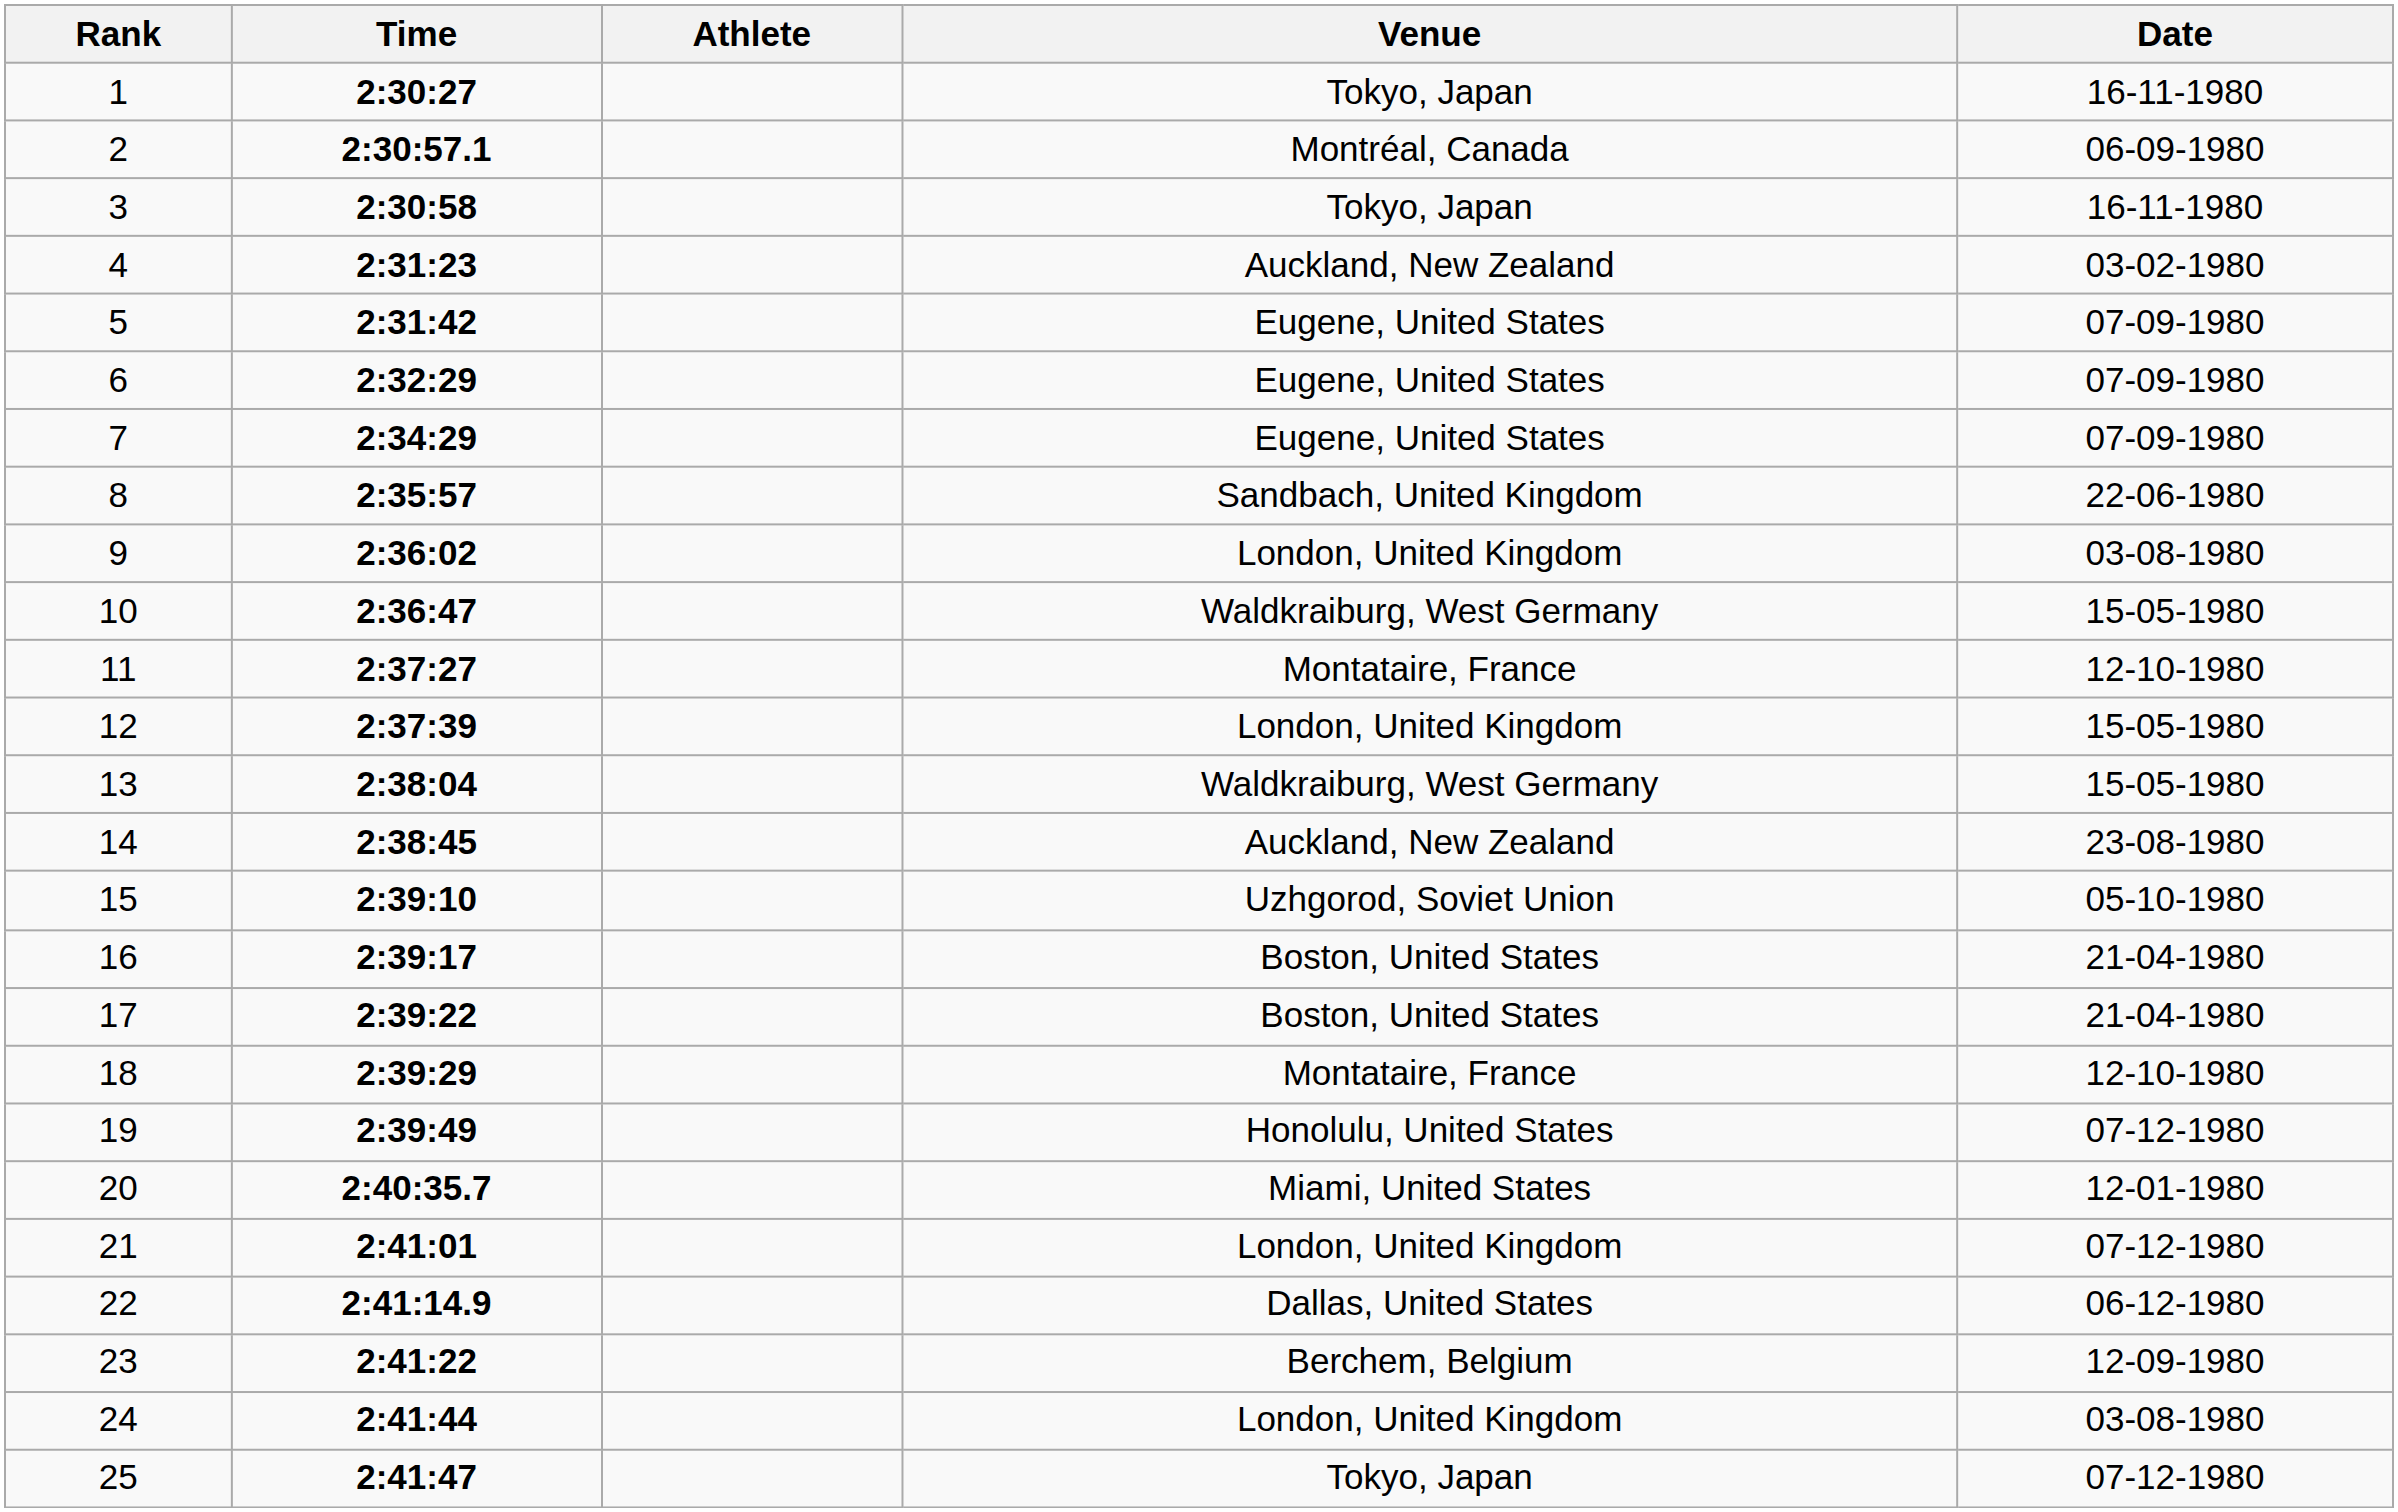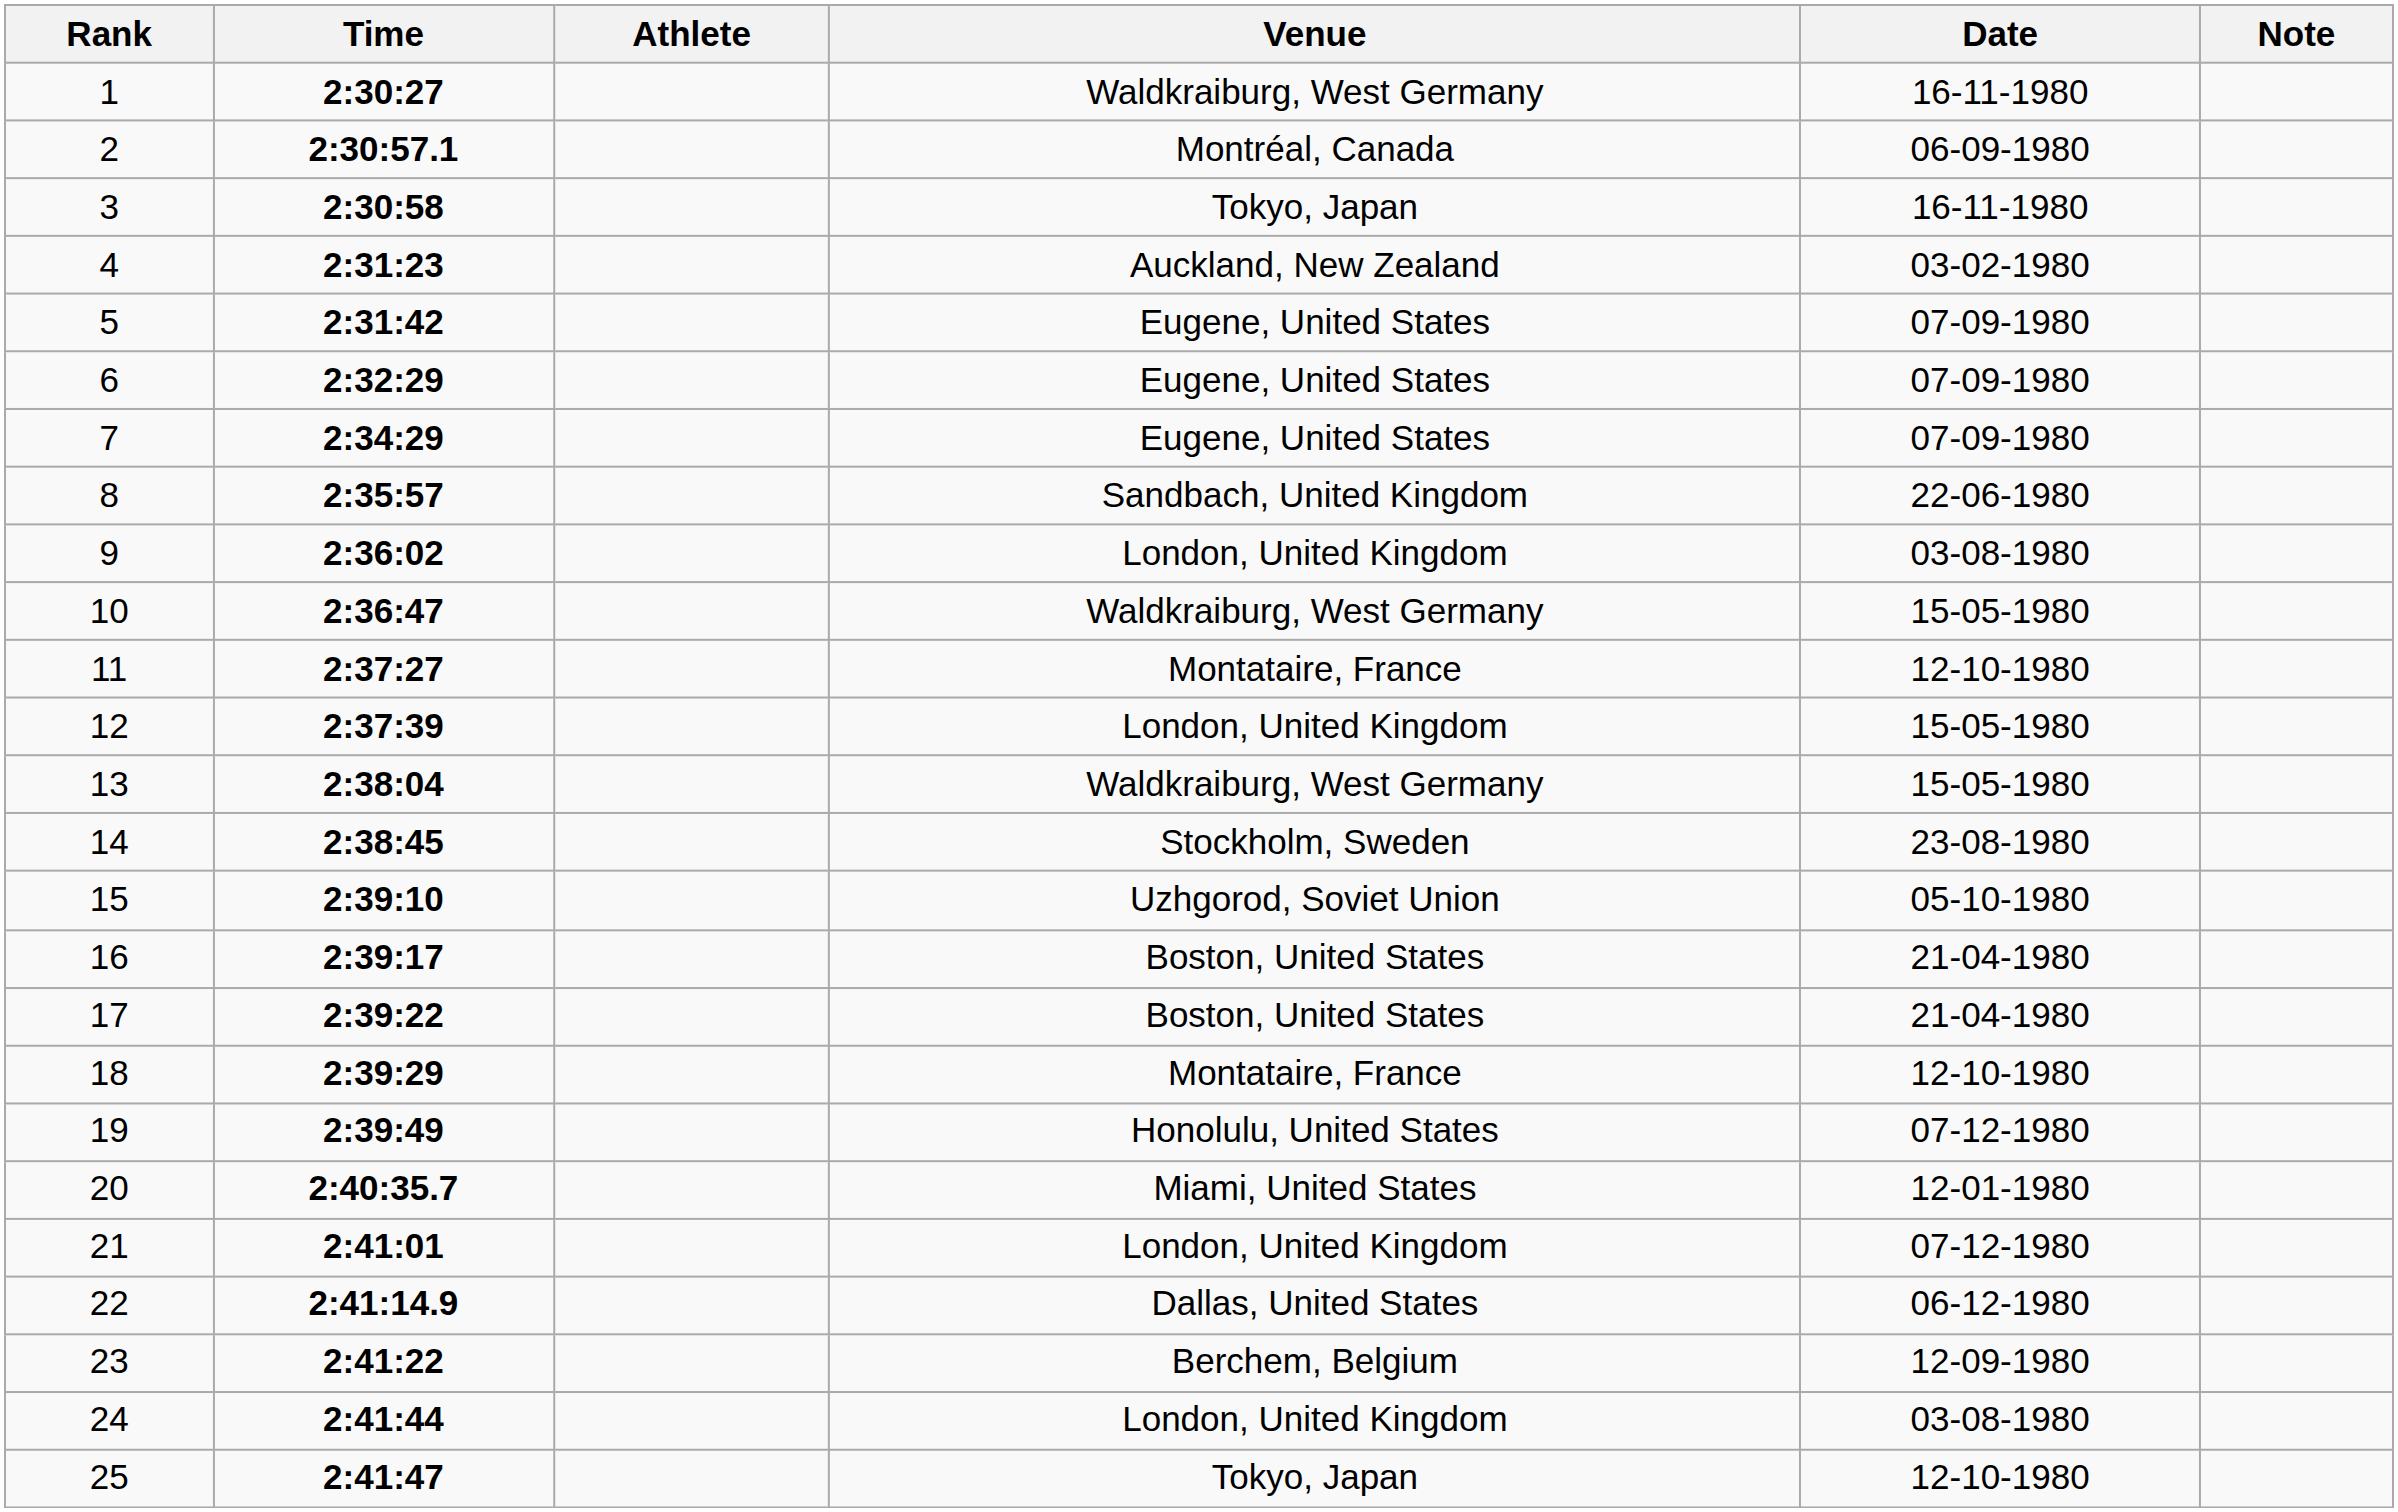+ column: (2296, 32)
(1430, 90) Tokyo, Japan -> (1315, 90) Waldkraiburg, West Germany
(1430, 841) Auckland, New Zealand -> (1315, 841) Stockholm, Sweden
(2175, 1477) 07-12-1980 -> (2000, 1477) 12-10-1980
